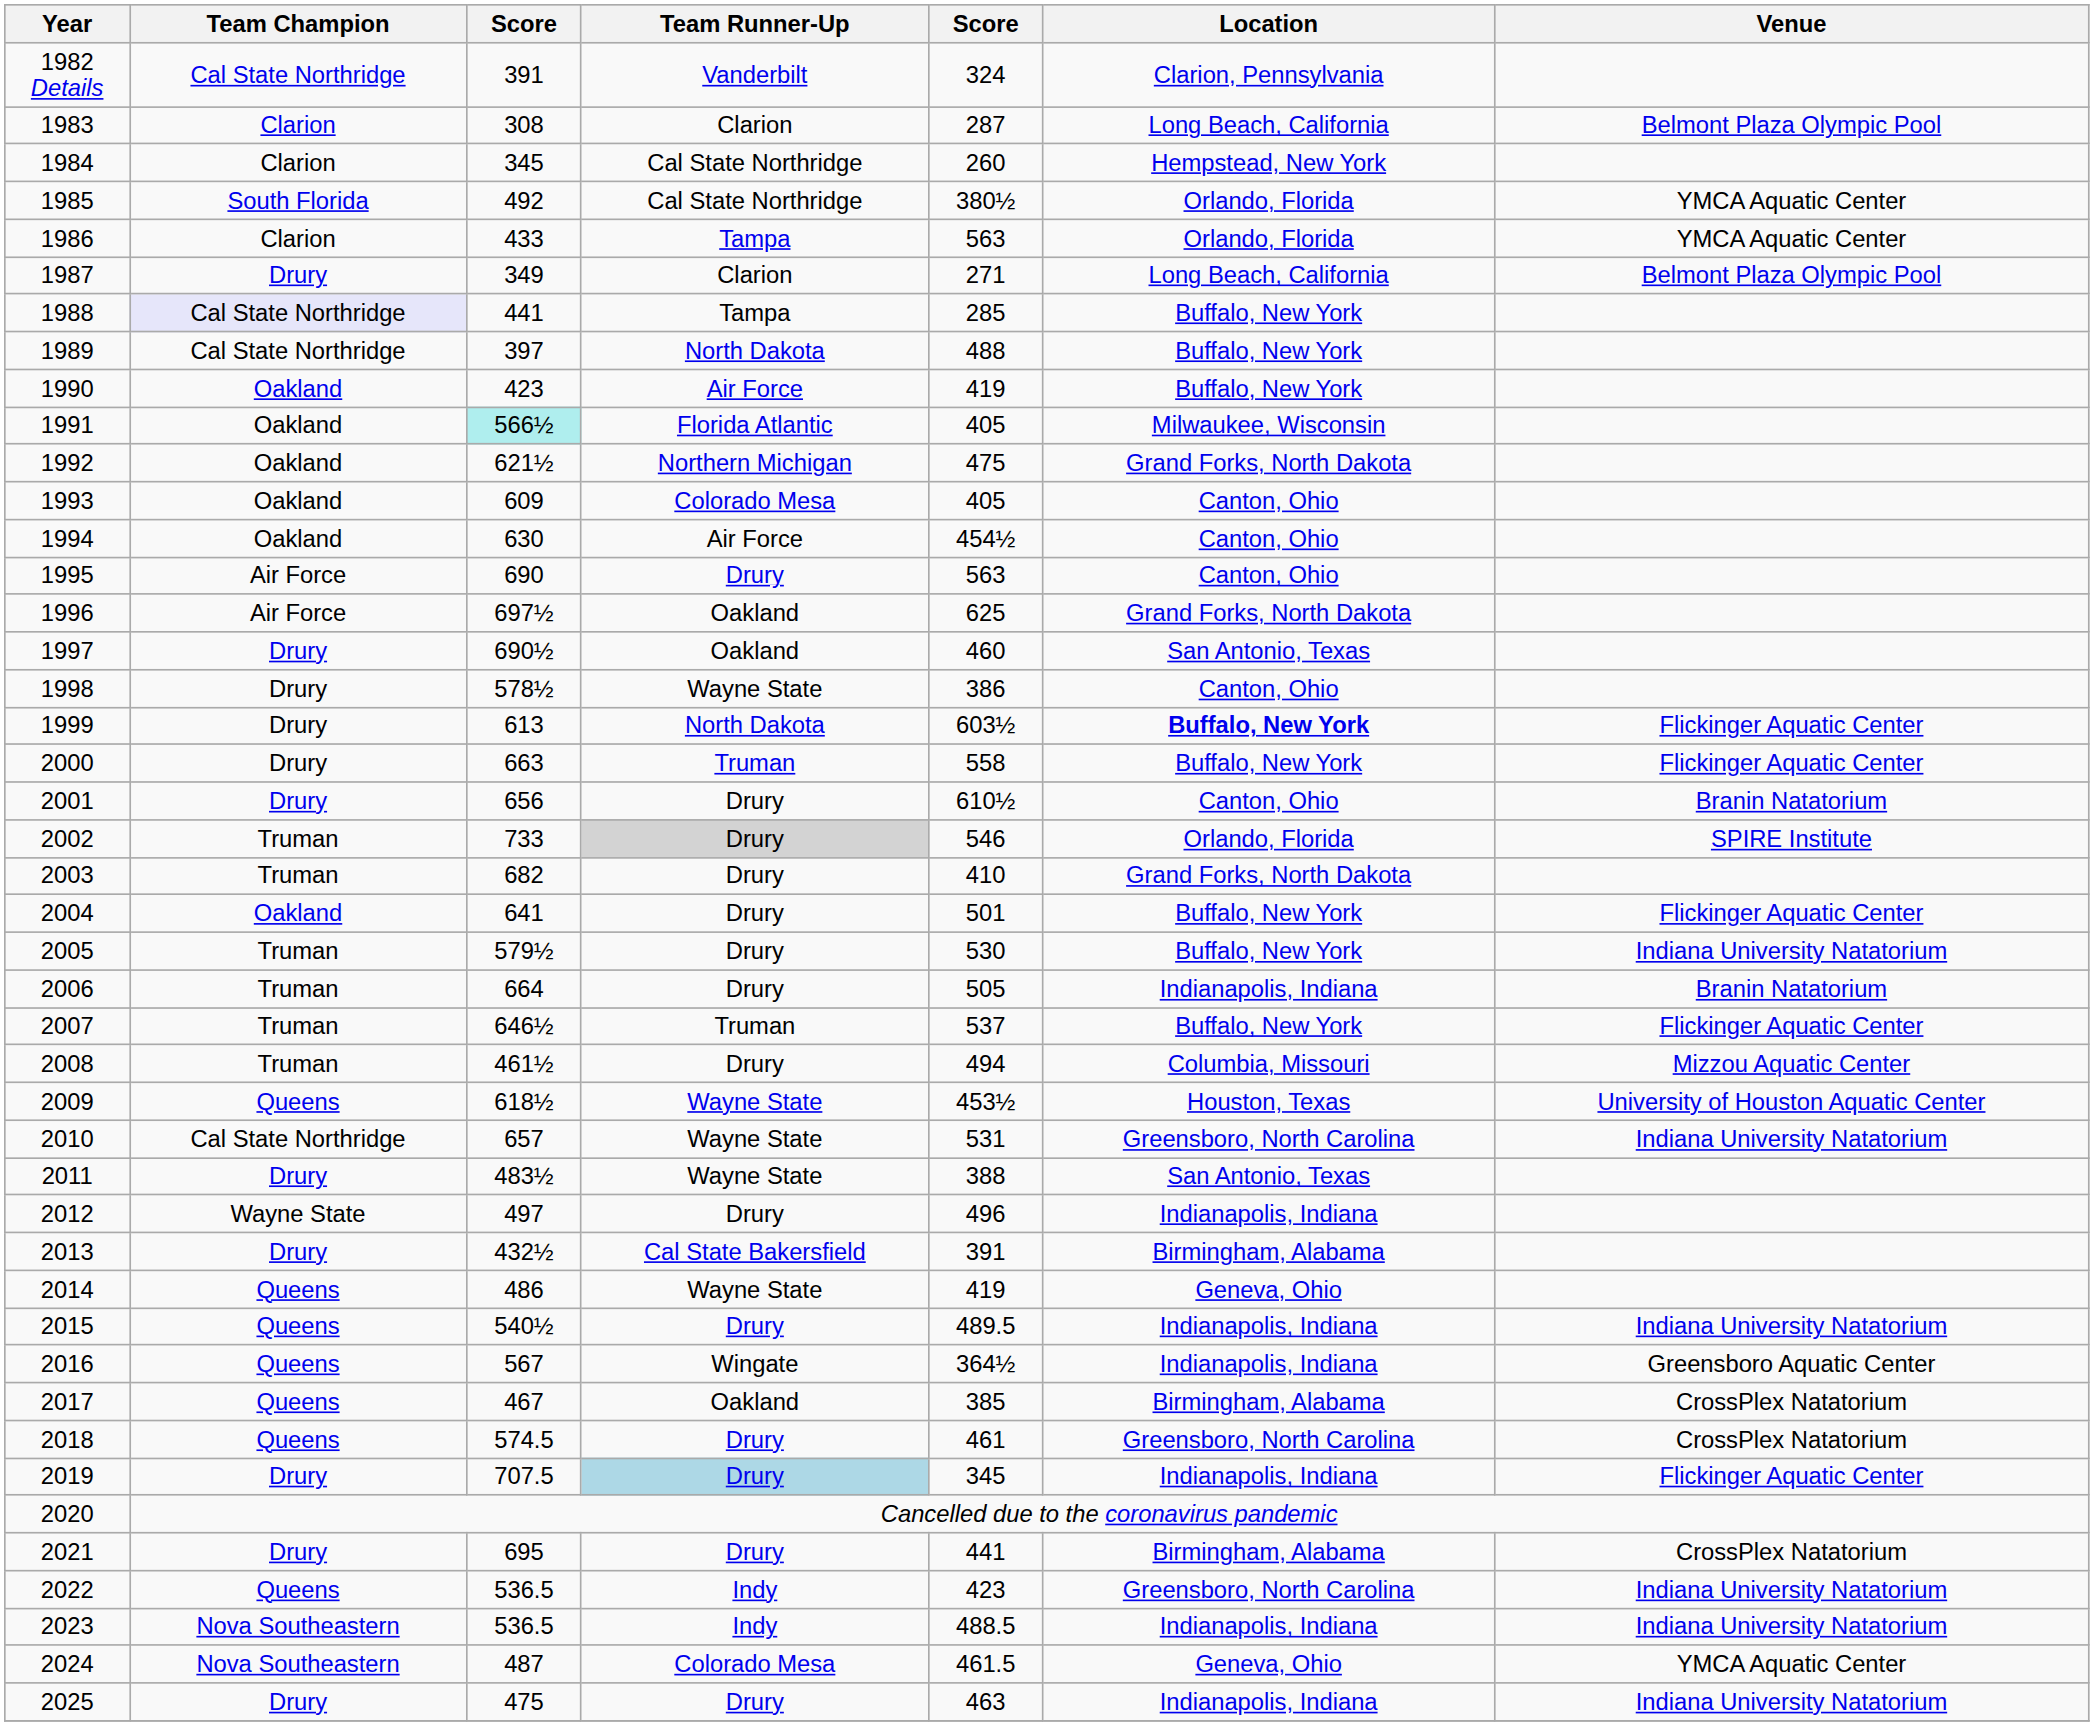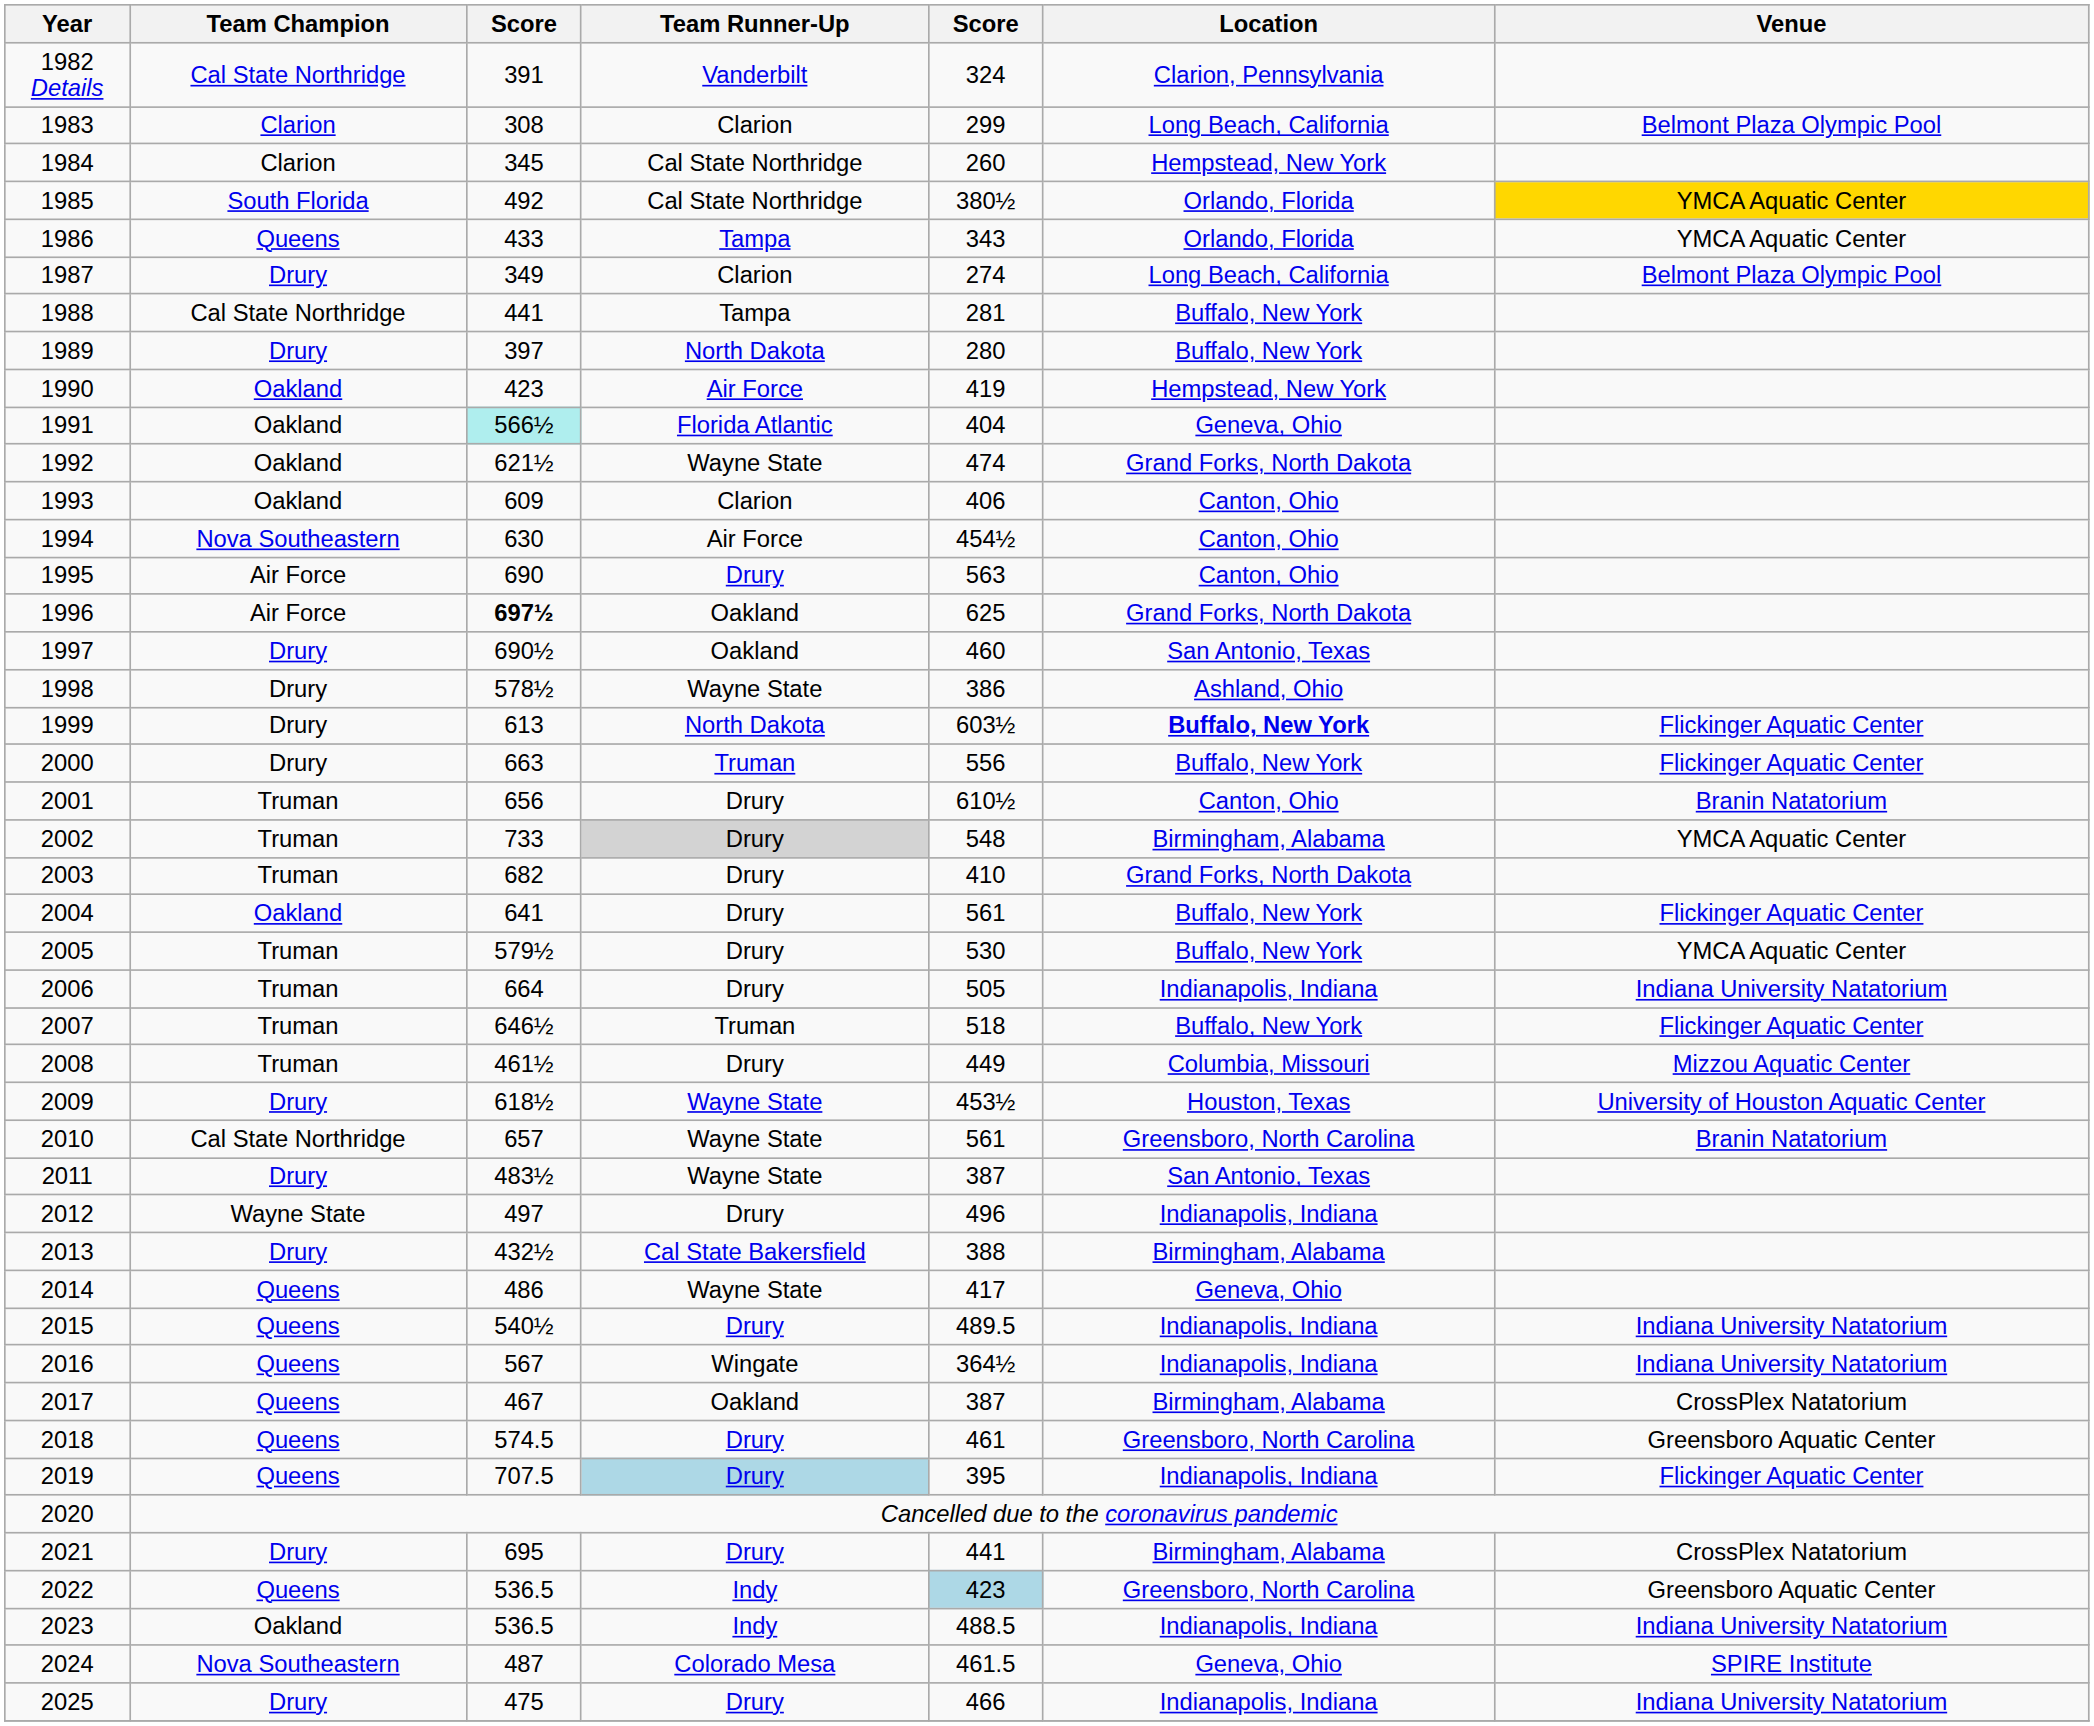(986, 125) 287 -> (986, 125) 299
(1791, 201) no background -> (1791, 201) gold background
(298, 238) Clarion -> (298, 238) Queens
(986, 238) 563 -> (986, 238) 343
(986, 276) 271 -> (986, 276) 274
(298, 313) lavender background -> (298, 313) no background
(986, 313) 285 -> (986, 313) 281
(298, 351) Cal State Northridge -> (298, 351) Drury
(986, 351) 488 -> (986, 351) 280
(1269, 388) Buffalo, New York -> (1269, 388) Hempstead, New York
(986, 426) 405 -> (986, 426) 404
(1269, 426) Milwaukee, Wisconsin -> (1269, 426) Geneva, Ohio
(755, 463) Northern Michigan -> (755, 463) Wayne State
(986, 463) 475 -> (986, 463) 474
(755, 501) Colorado Mesa -> (755, 501) Clarion
(986, 501) 405 -> (986, 501) 406
(298, 538) Oakland -> (298, 538) Nova Southeastern
(524, 613) normal -> (524, 613) bold
(1269, 689) Canton, Ohio -> (1269, 689) Ashland, Ohio
(986, 764) 558 -> (986, 764) 556
(298, 801) Drury -> (298, 801) Truman
(986, 839) 546 -> (986, 839) 548
(1269, 839) Orlando, Florida -> (1269, 839) Birmingham, Alabama
(1791, 839) SPIRE Institute -> (1791, 839) YMCA Aquatic Center
(986, 914) 501 -> (986, 914) 561
(1791, 951) Indiana University Natatorium -> (1791, 951) YMCA Aquatic Center
(1791, 989) Branin Natatorium -> (1791, 989) Indiana University Natatorium
(986, 1026) 537 -> (986, 1026) 518
(986, 1064) 494 -> (986, 1064) 449
(298, 1101) Queens -> (298, 1101) Drury
(986, 1139) 531 -> (986, 1139) 561
(1791, 1139) Indiana University Natatorium -> (1791, 1139) Branin Natatorium
(986, 1177) 388 -> (986, 1177) 387
(986, 1252) 391 -> (986, 1252) 388
(986, 1289) 419 -> (986, 1289) 417
(1791, 1364) Greensboro Aquatic Center -> (1791, 1364) Indiana University Natatorium
(986, 1402) 385 -> (986, 1402) 387
(1791, 1439) CrossPlex Natatorium -> (1791, 1439) Greensboro Aquatic Center
(298, 1477) Drury -> (298, 1477) Queens
(986, 1477) 345 -> (986, 1477) 395
(986, 1589) no background -> (986, 1589) lightblue background
(1791, 1589) Indiana University Natatorium -> (1791, 1589) Greensboro Aquatic Center
(298, 1627) Nova Southeastern -> (298, 1627) Oakland
(1791, 1664) YMCA Aquatic Center -> (1791, 1664) SPIRE Institute
(986, 1702) 463 -> (986, 1702) 466
